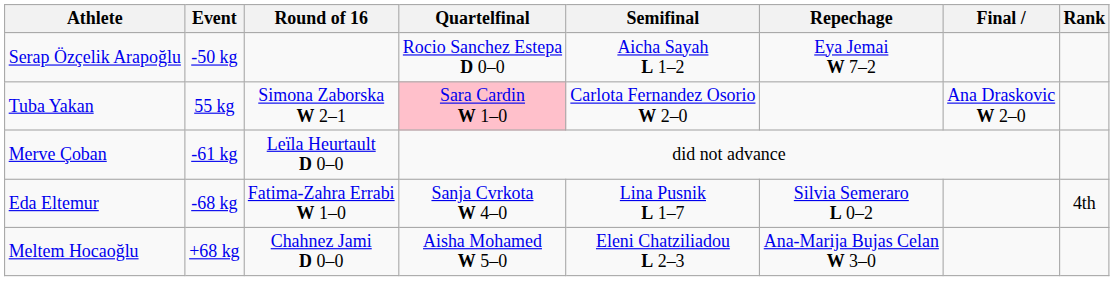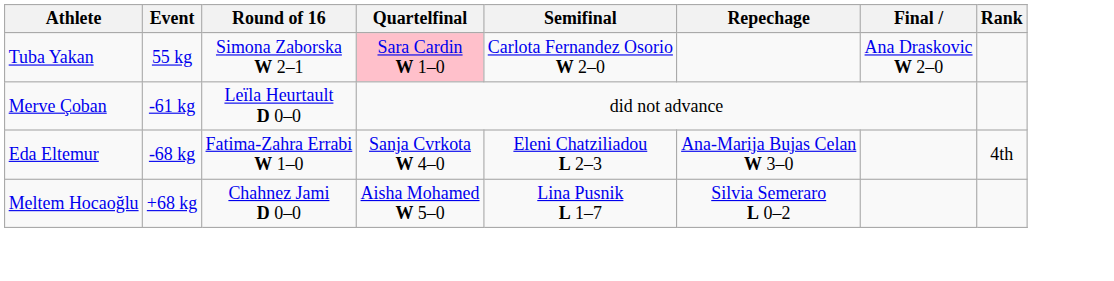- row: (95, 57)
(663, 202) Lina Pusnik L 1–7 -> (580, 154) Eleni Chatziliadou L 2–3
(851, 202) Silvia Semeraro L 0–2 -> (769, 154) Ana-Marija Bujas Celan W 3–0
(663, 251) Eleni Chatziliadou L 2–3 -> (580, 202) Lina Pusnik L 1–7
(851, 251) Ana-Marija Bujas Celan W 3–0 -> (769, 202) Silvia Semeraro L 0–2
